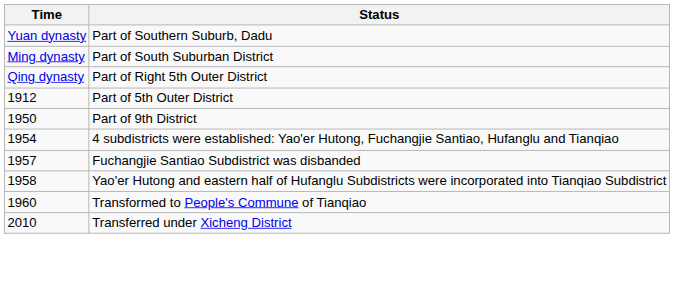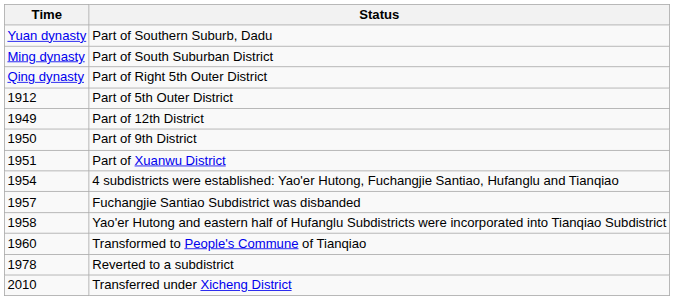+ row: (148, 118)
+ row: (159, 160)
+ row: (163, 264)
